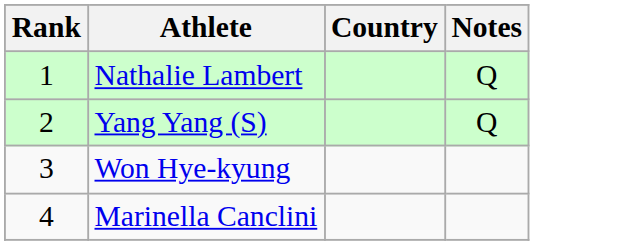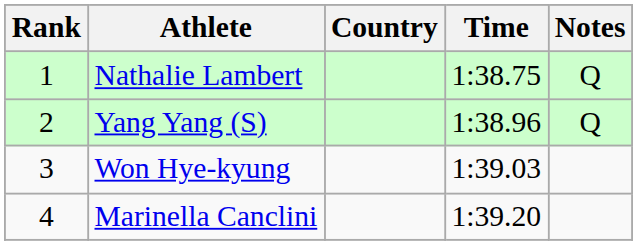+ column: (496, 27)
